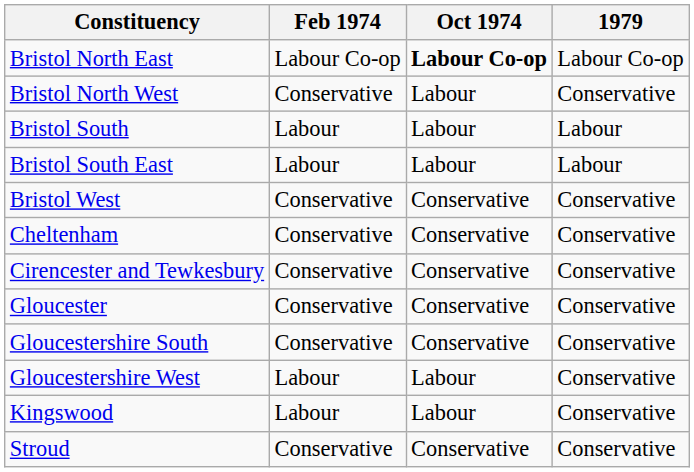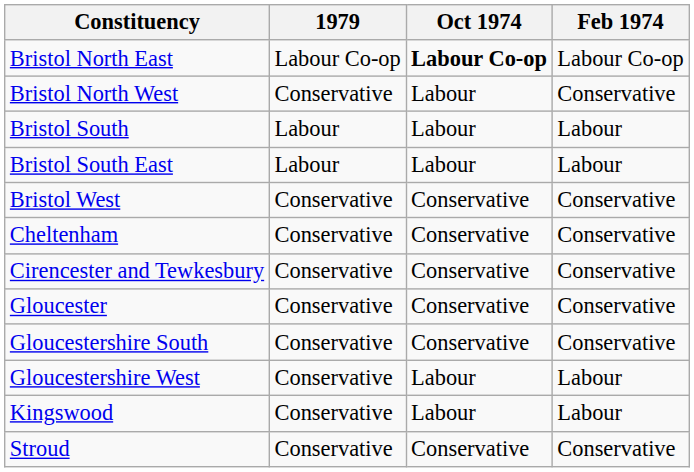columns swapped: (338, 22) <-> (620, 22)
